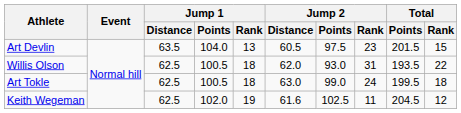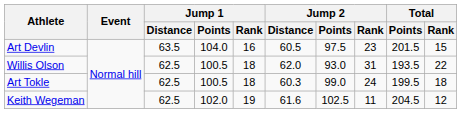(249, 48) 13 -> (249, 48) 16
(290, 83) 63.0 -> (290, 83) 60.3
